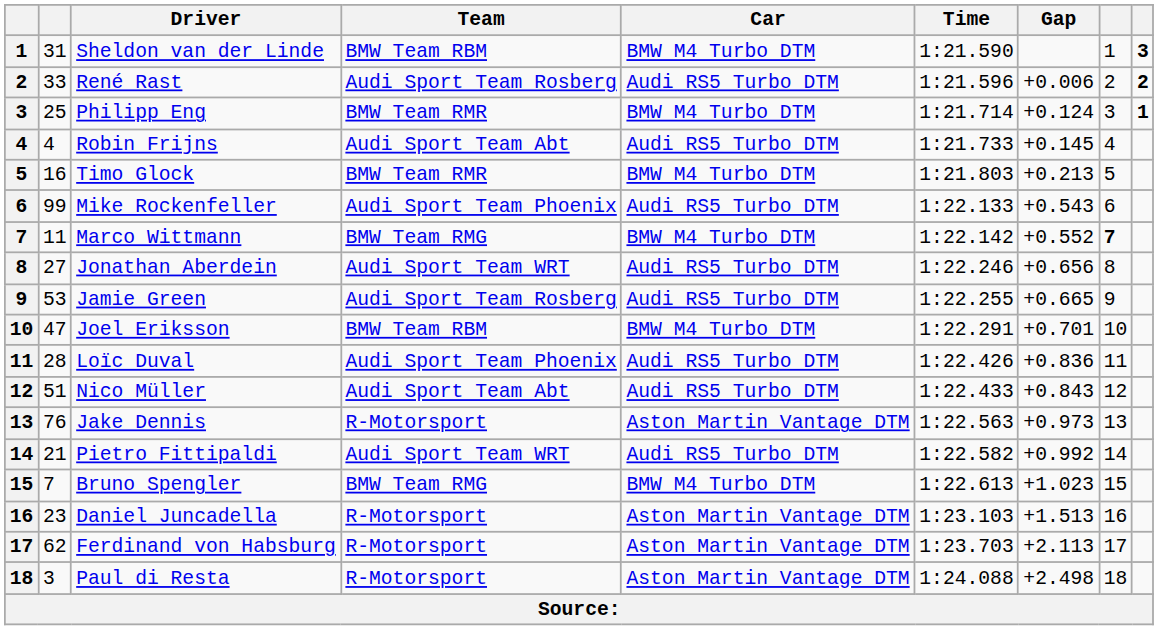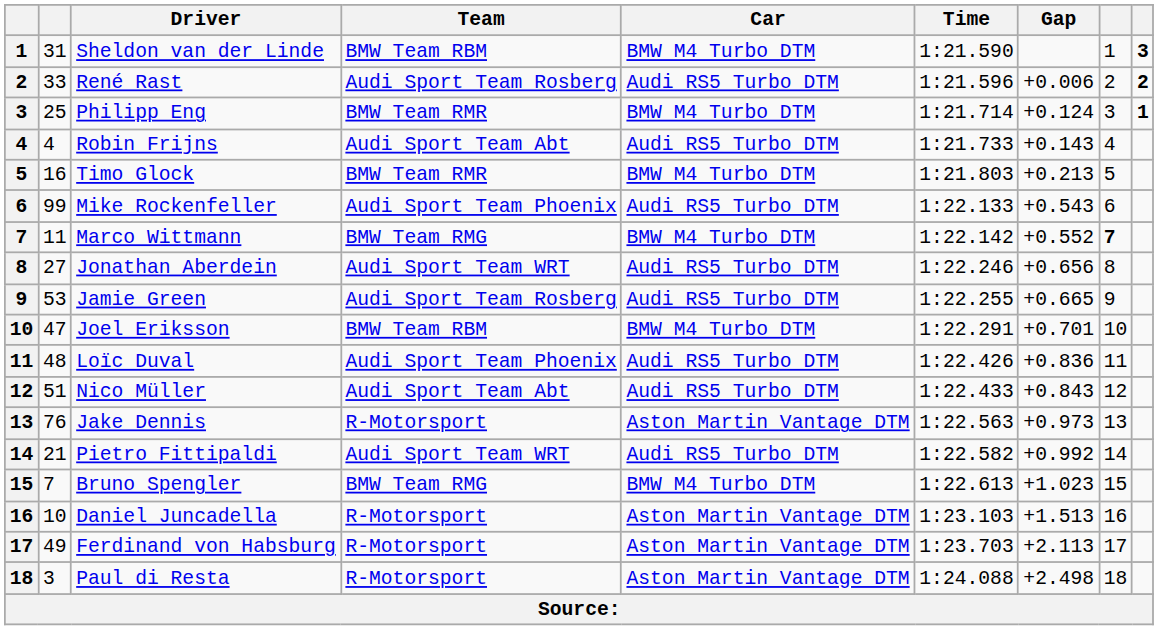(1059, 144) +0.145 -> (1059, 144) +0.143
(55, 361) 28 -> (55, 361) 48
(55, 516) 23 -> (55, 516) 10
(55, 547) 62 -> (55, 547) 49
